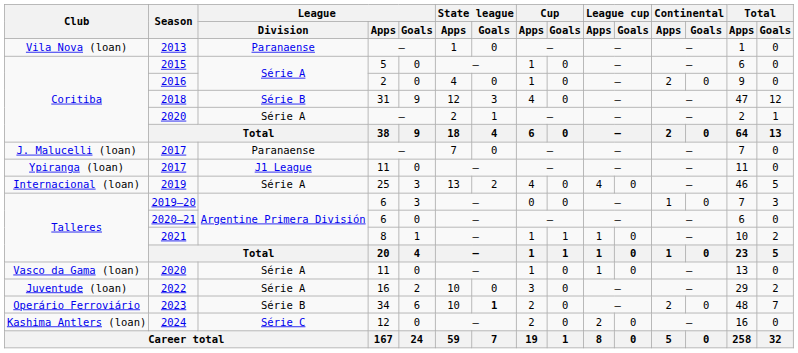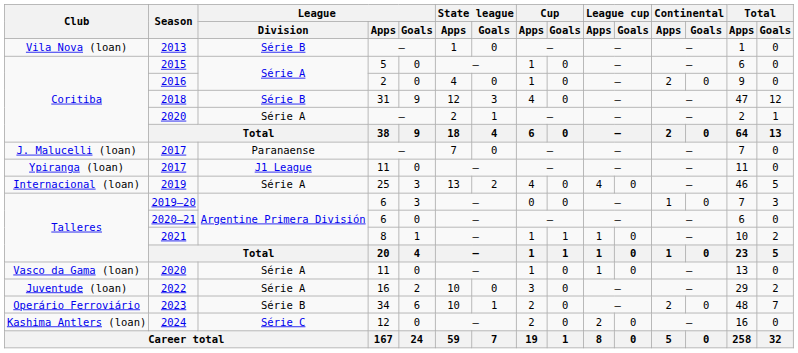(283, 47) Paranaense -> (283, 47) Série B
(494, 305) bold -> (494, 305) normal
